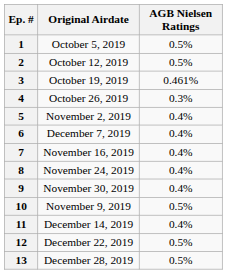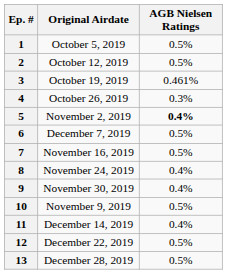(181, 116) normal -> (181, 116) bold
(181, 134) 0.4% -> (181, 134) 0.5%
(181, 152) 0.4% -> (181, 152) 0.5%
